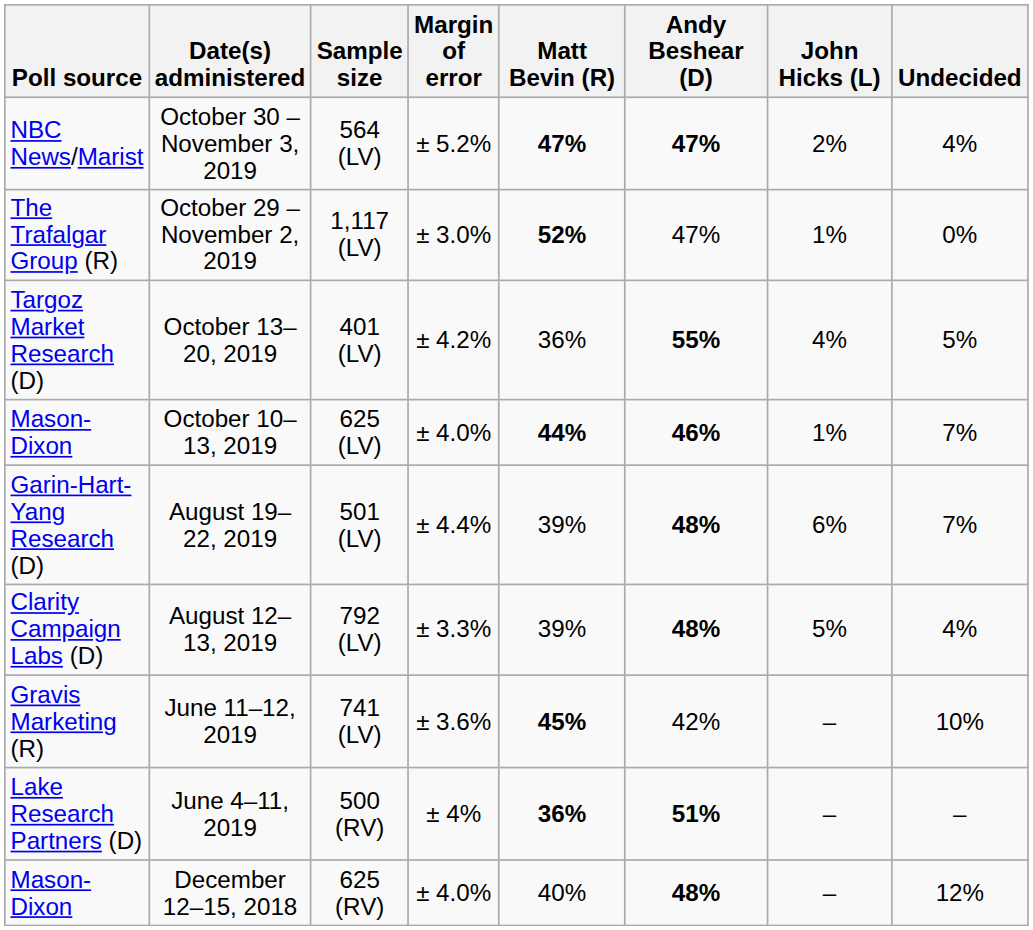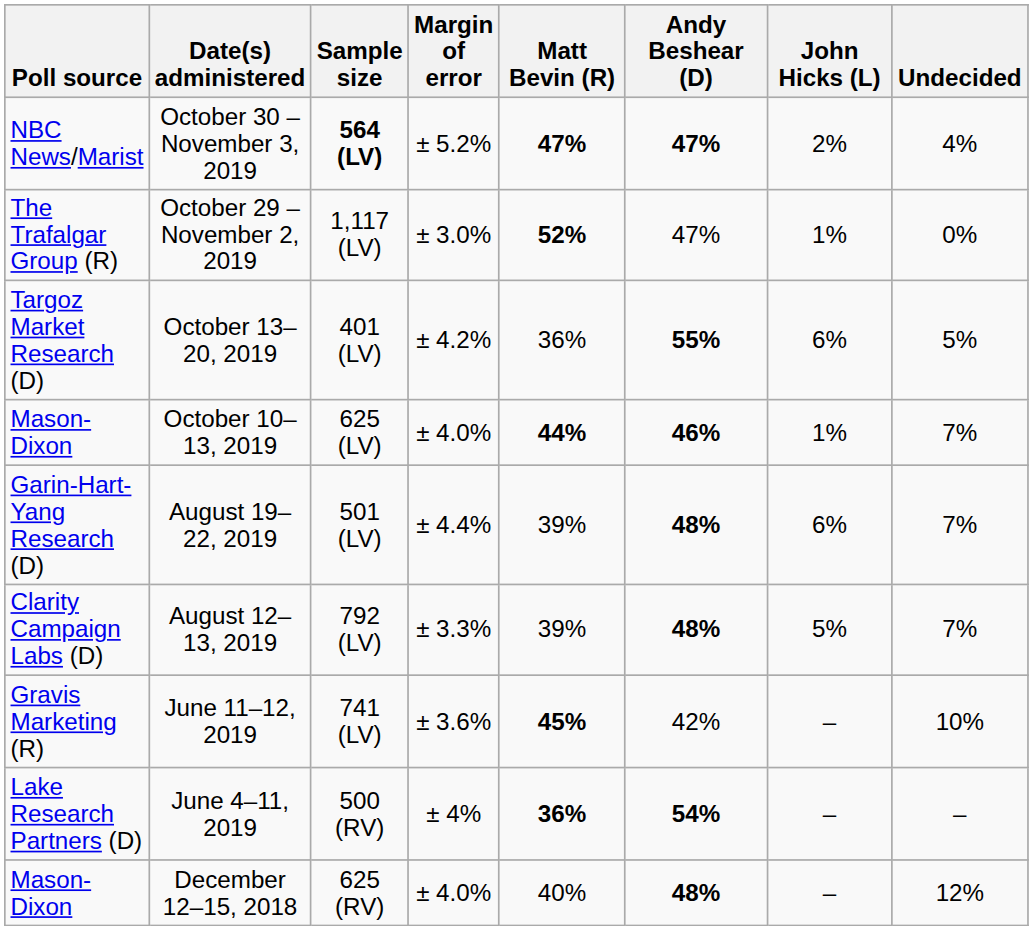(360, 143) normal -> (360, 143) bold
(830, 341) 4% -> (830, 341) 6%
(960, 630) 4% -> (960, 630) 7%
(696, 814) 51% -> (696, 814) 54%
